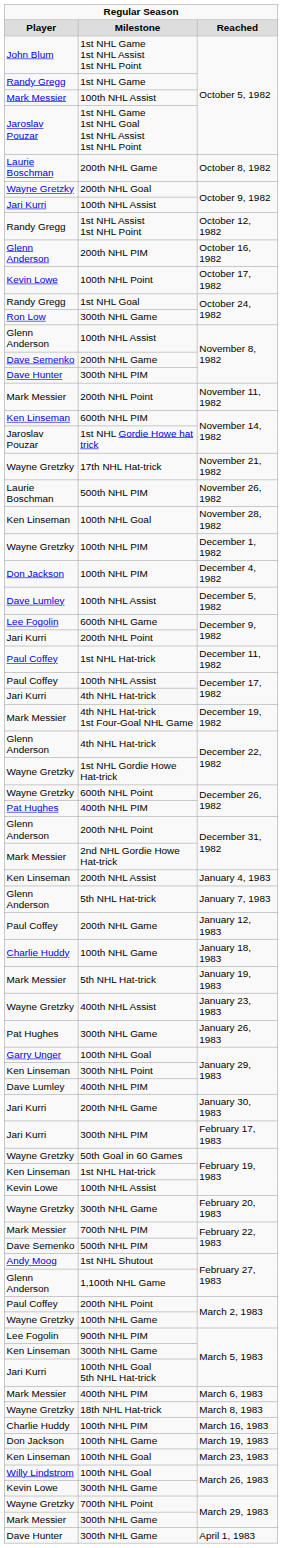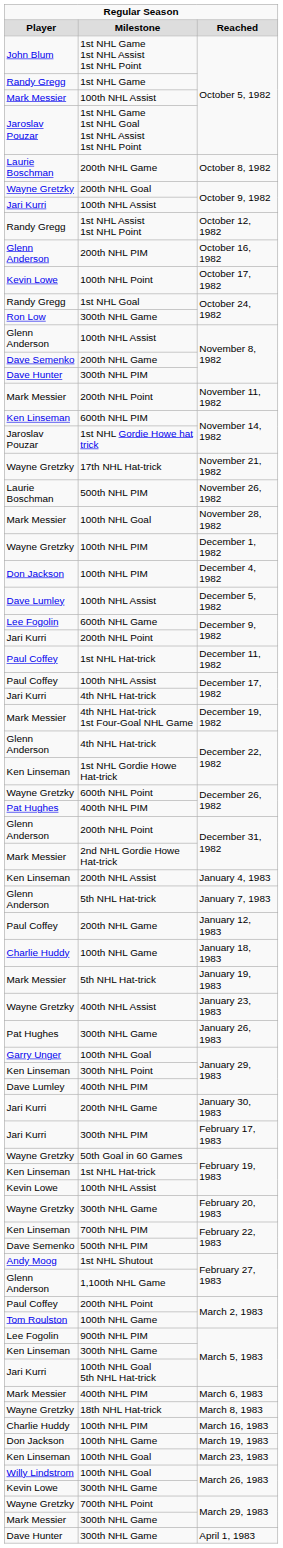(38, 520) Ken Linseman -> (36, 520) Mark Messier
(40, 771) Wayne Gretzky -> (38, 771) Ken Linseman
(36, 1230) Mark Messier -> (38, 1230) Ken Linseman
(40, 1320) Wayne Gretzky -> (37, 1320) Tom Roulston
